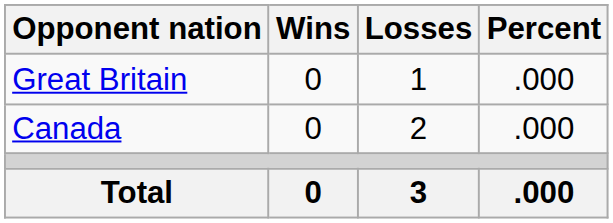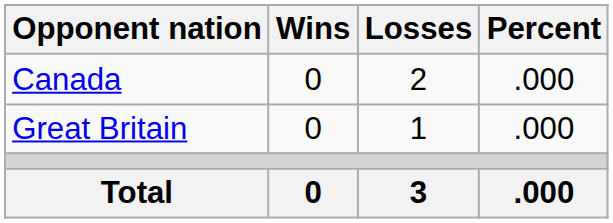rows swapped: (67, 128) <-> (100, 78)
